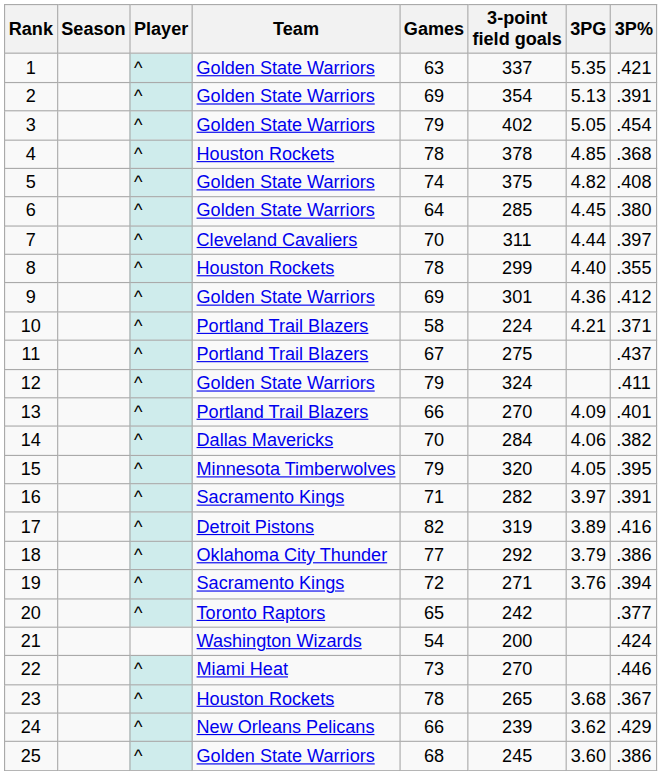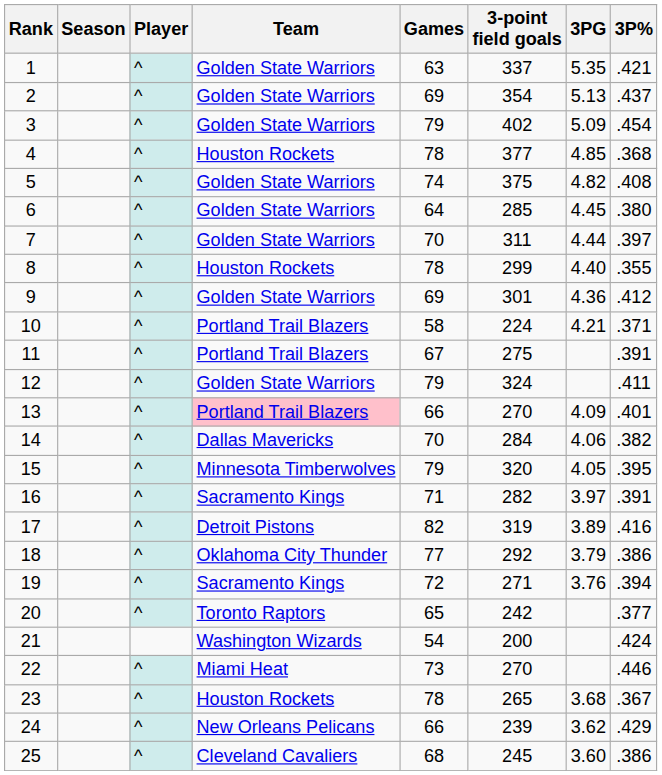(634, 96) .391 -> (634, 96) .437
(588, 125) 5.05 -> (588, 125) 5.09
(517, 153) 378 -> (517, 153) 377
(277, 239) Cleveland Cavaliers -> (286, 239) Golden State Warriors
(634, 354) .437 -> (634, 354) .391
(282, 411) no background -> (282, 411) pink background
(286, 756) Golden State Warriors -> (277, 756) Cleveland Cavaliers
